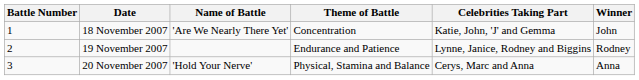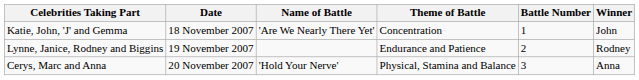columns swapped: (42, 13) <-> (513, 13)
